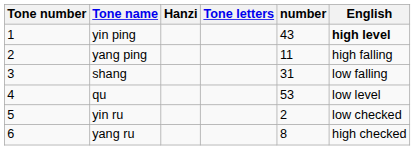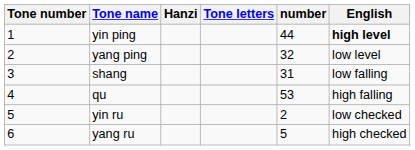(287, 34) 43 -> (287, 34) 44
(287, 54) 11 -> (287, 54) 32
(362, 54) high falling -> (356, 54) low level
(356, 94) low level -> (362, 94) high falling
(283, 134) 8 -> (283, 134) 5
